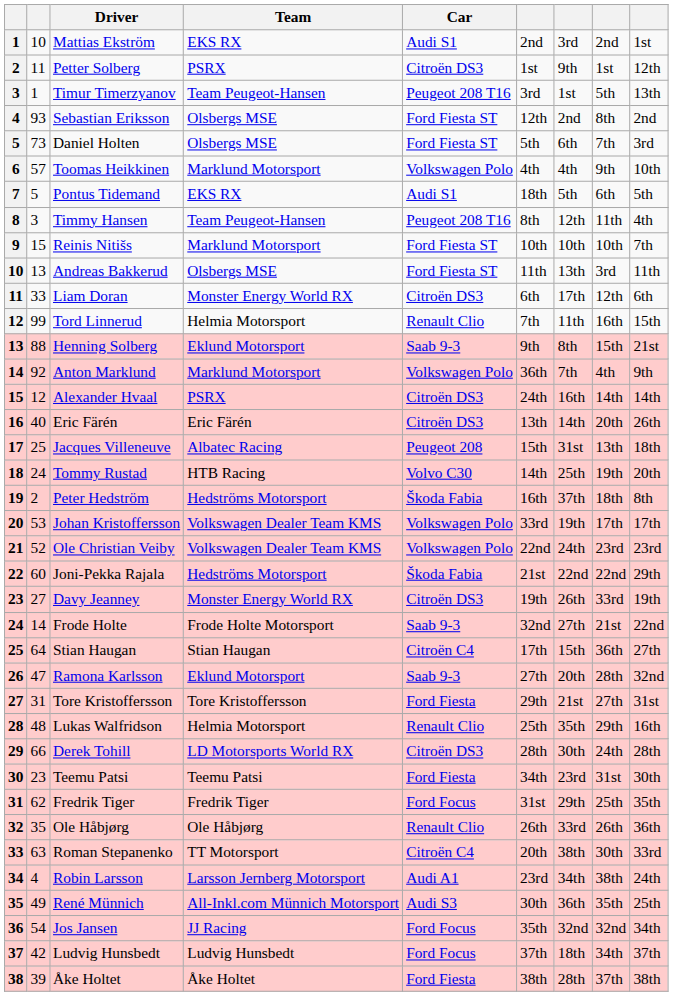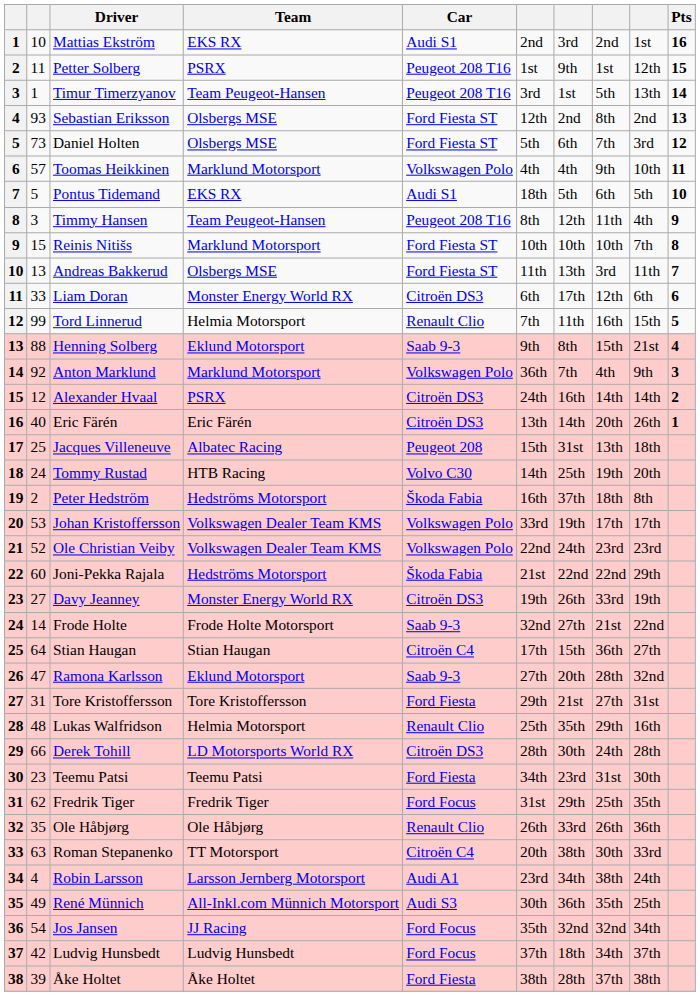+ column: (681, 17)
(445, 67) Citroën DS3 -> (458, 67) Peugeot 208 T16
